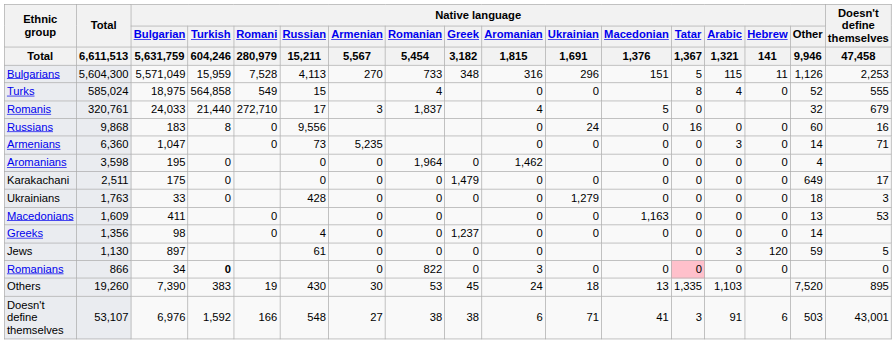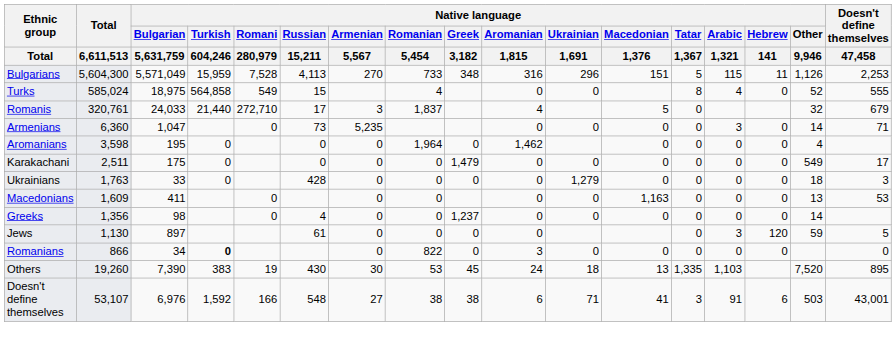- row: (30, 127)
(813, 180) 649 -> (813, 162) 549
(699, 269) pink background -> (699, 251) no background
